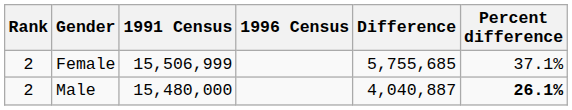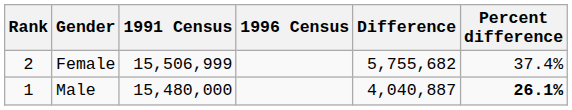(412, 64) 5,755,685 -> (412, 64) 5,755,682
(538, 64) 37.1% -> (538, 64) 37.4%
(28, 91) 2 -> (28, 91) 1
